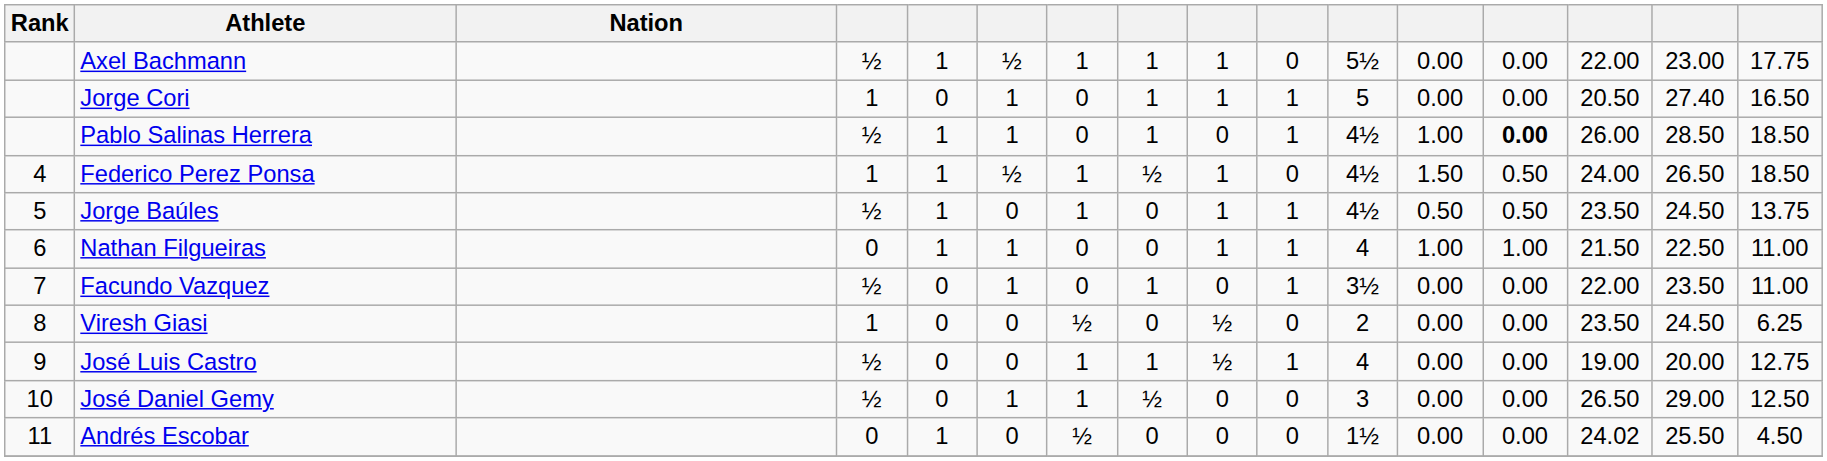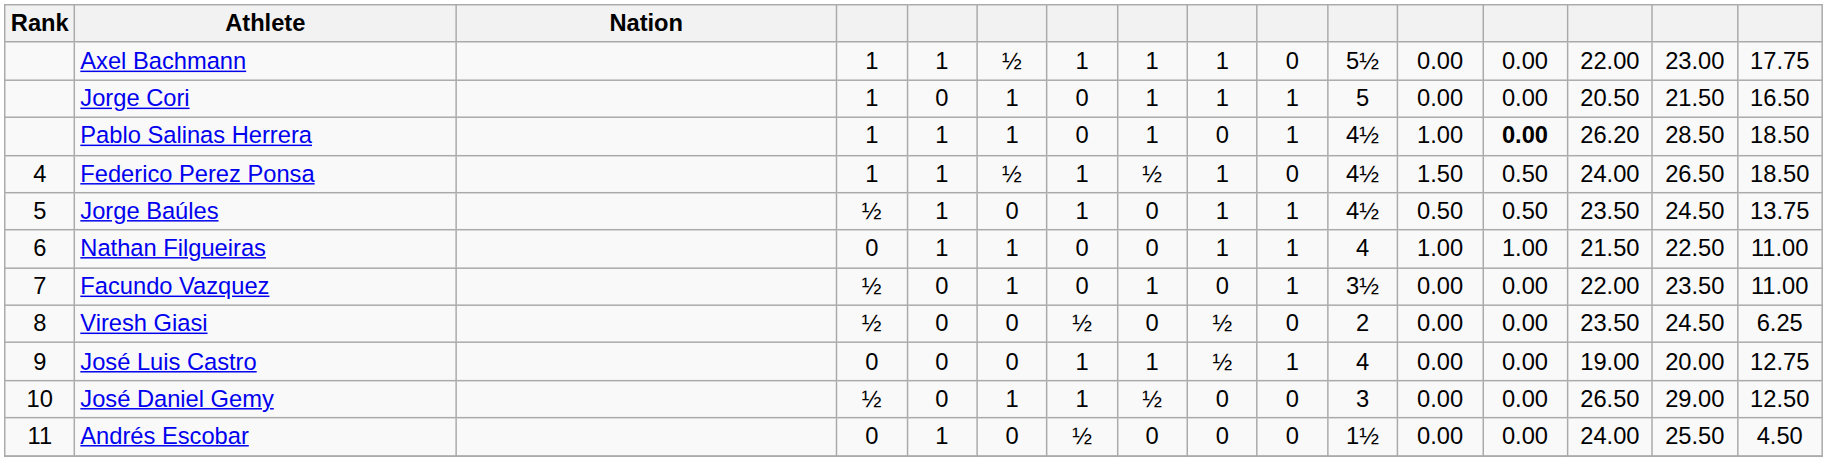(872, 60) ½ -> (872, 60) 1
(1695, 98) 27.40 -> (1695, 98) 21.50
(872, 135) ½ -> (872, 135) 1
(1610, 135) 26.00 -> (1610, 135) 26.20
(872, 323) 1 -> (872, 323) ½
(872, 361) ½ -> (872, 361) 0
(1610, 436) 24.02 -> (1610, 436) 24.00
